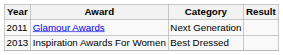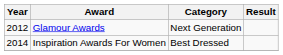(17, 27) 2011 -> (17, 27) 2012
(17, 43) 2013 -> (17, 43) 2014
